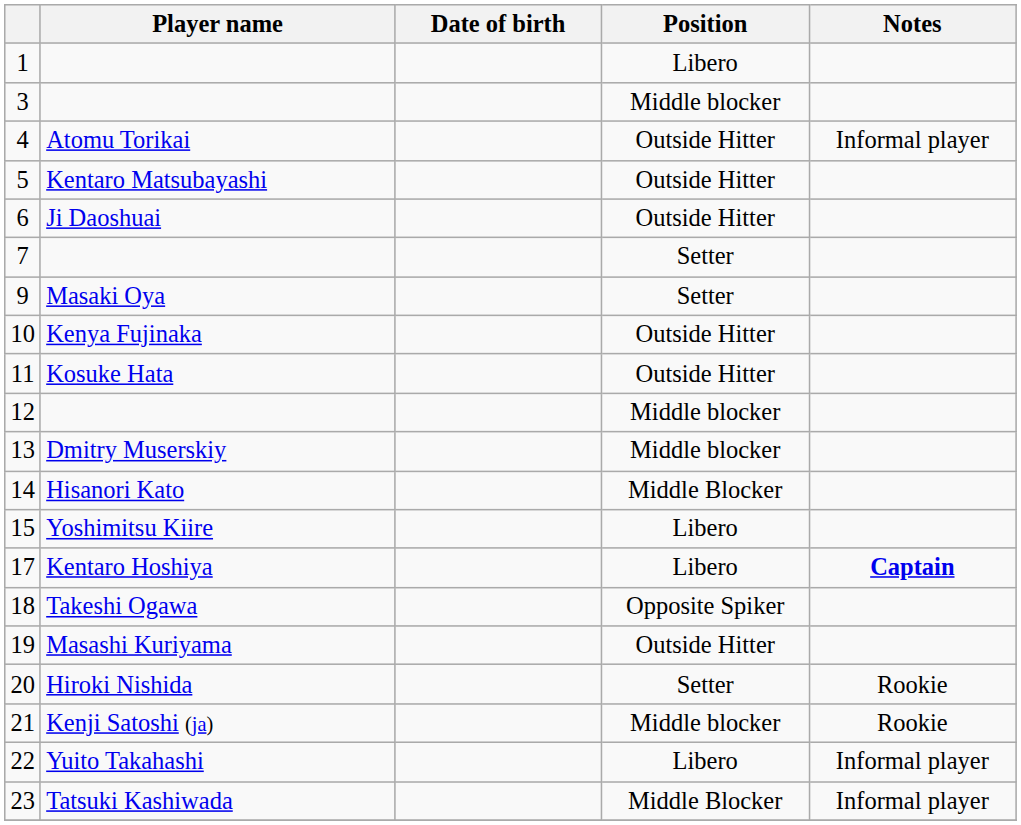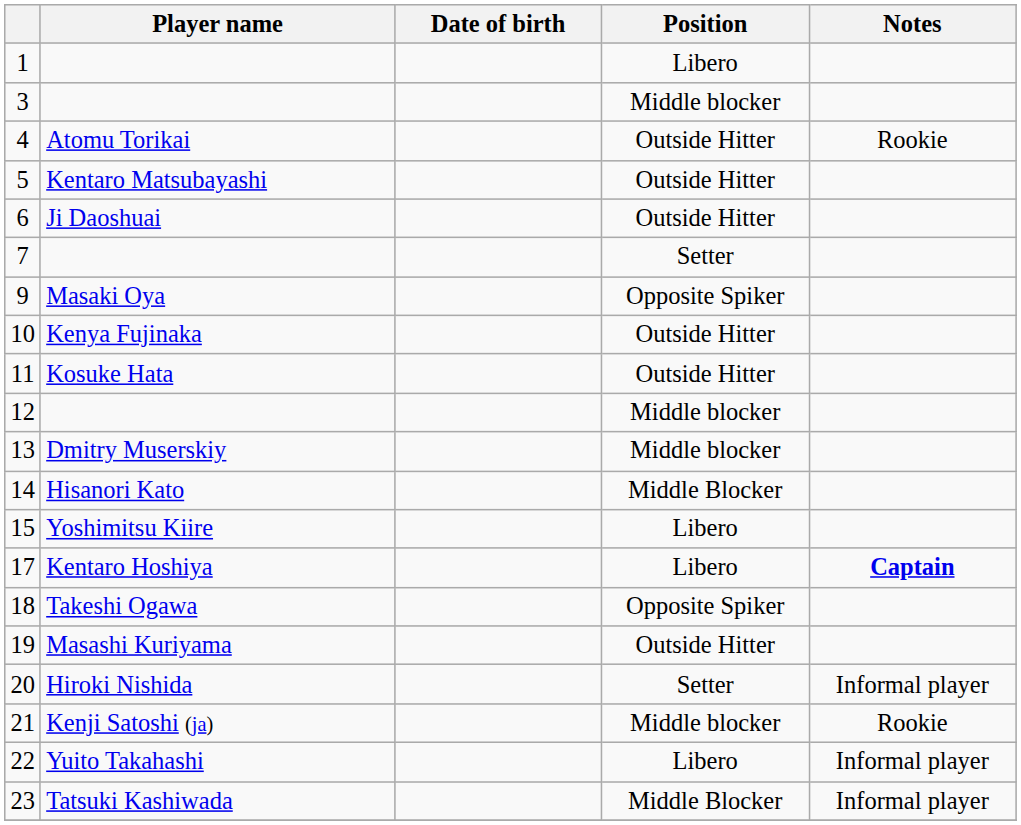(912, 140) Informal player -> (912, 140) Rookie
(705, 295) Setter -> (705, 295) Opposite Spiker
(912, 683) Rookie -> (912, 683) Informal player
